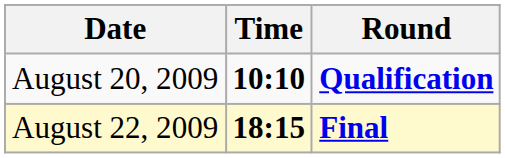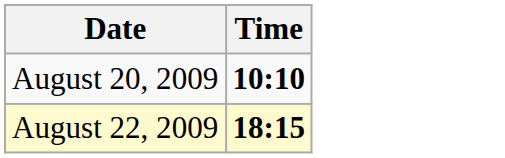- column: (406, 29)
